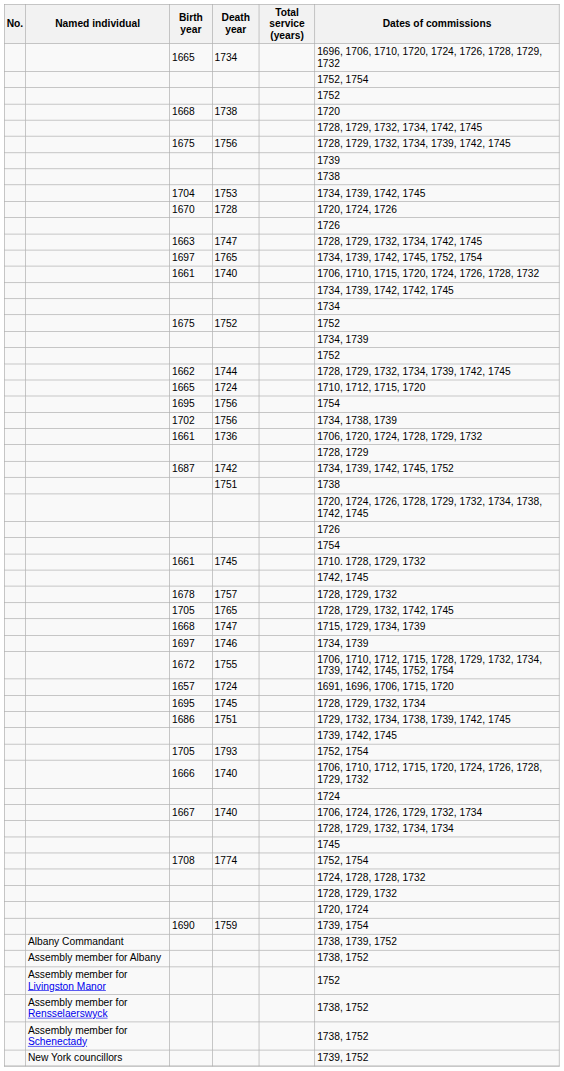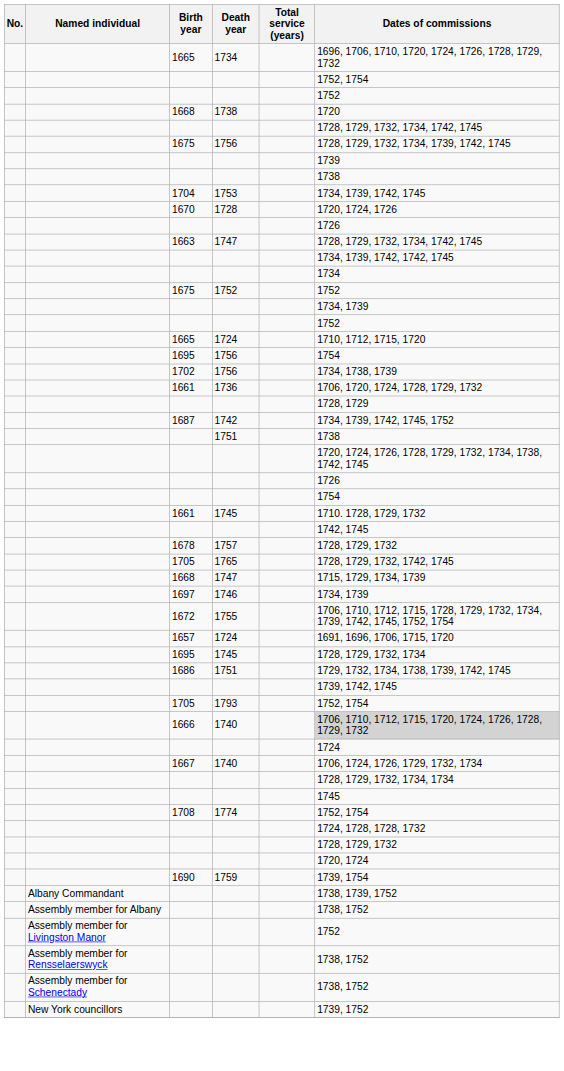- row: (183, 258)
- row: (183, 274)
- row: (183, 371)
(430, 774) no background -> (430, 725) lightgrey background
